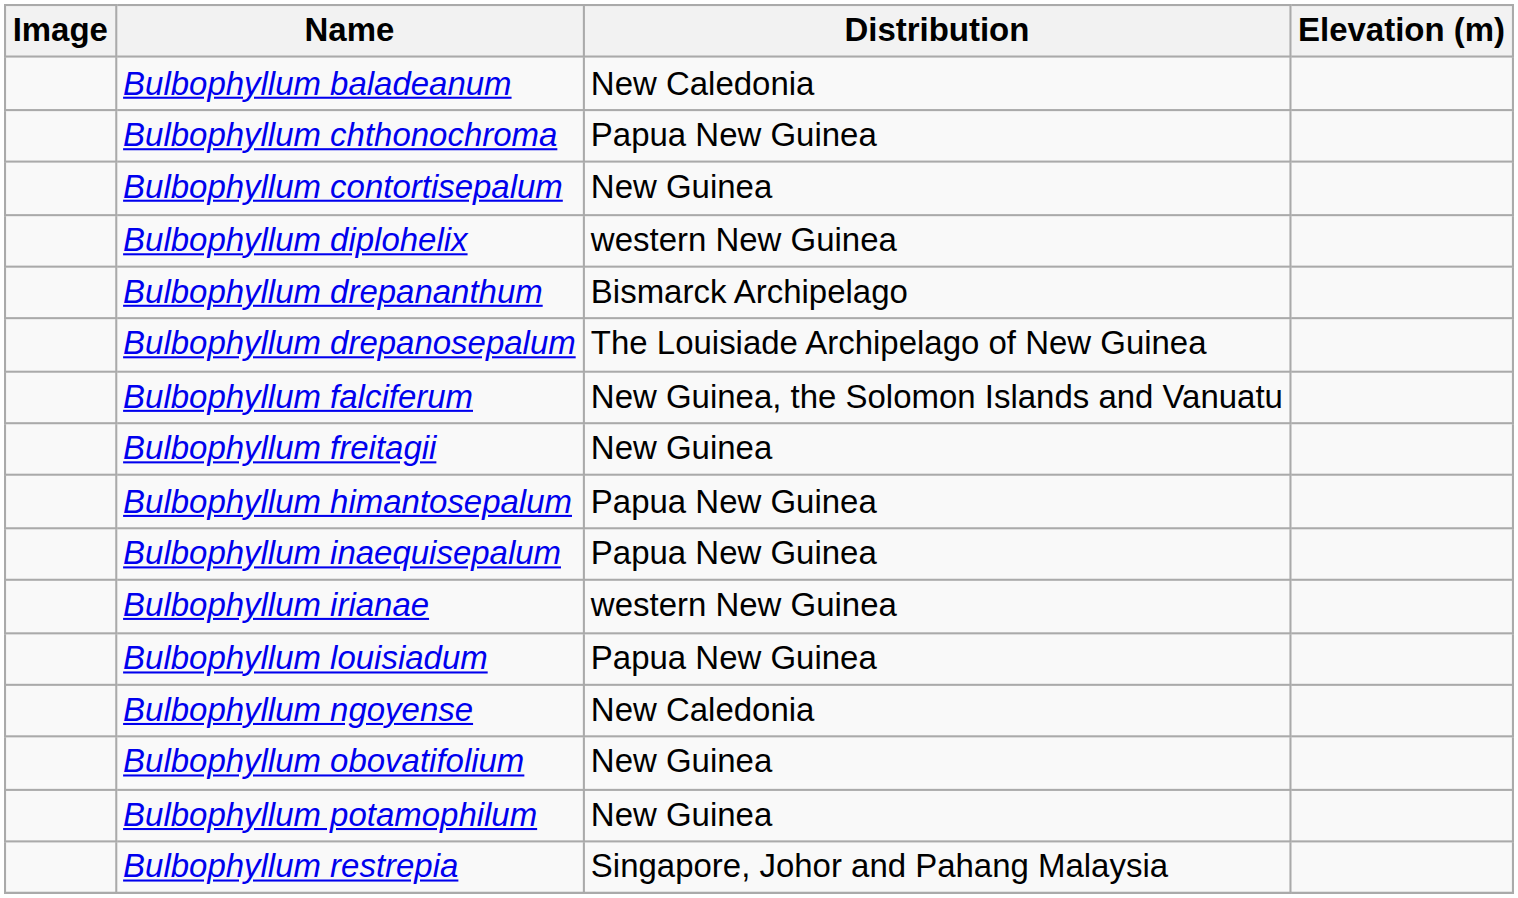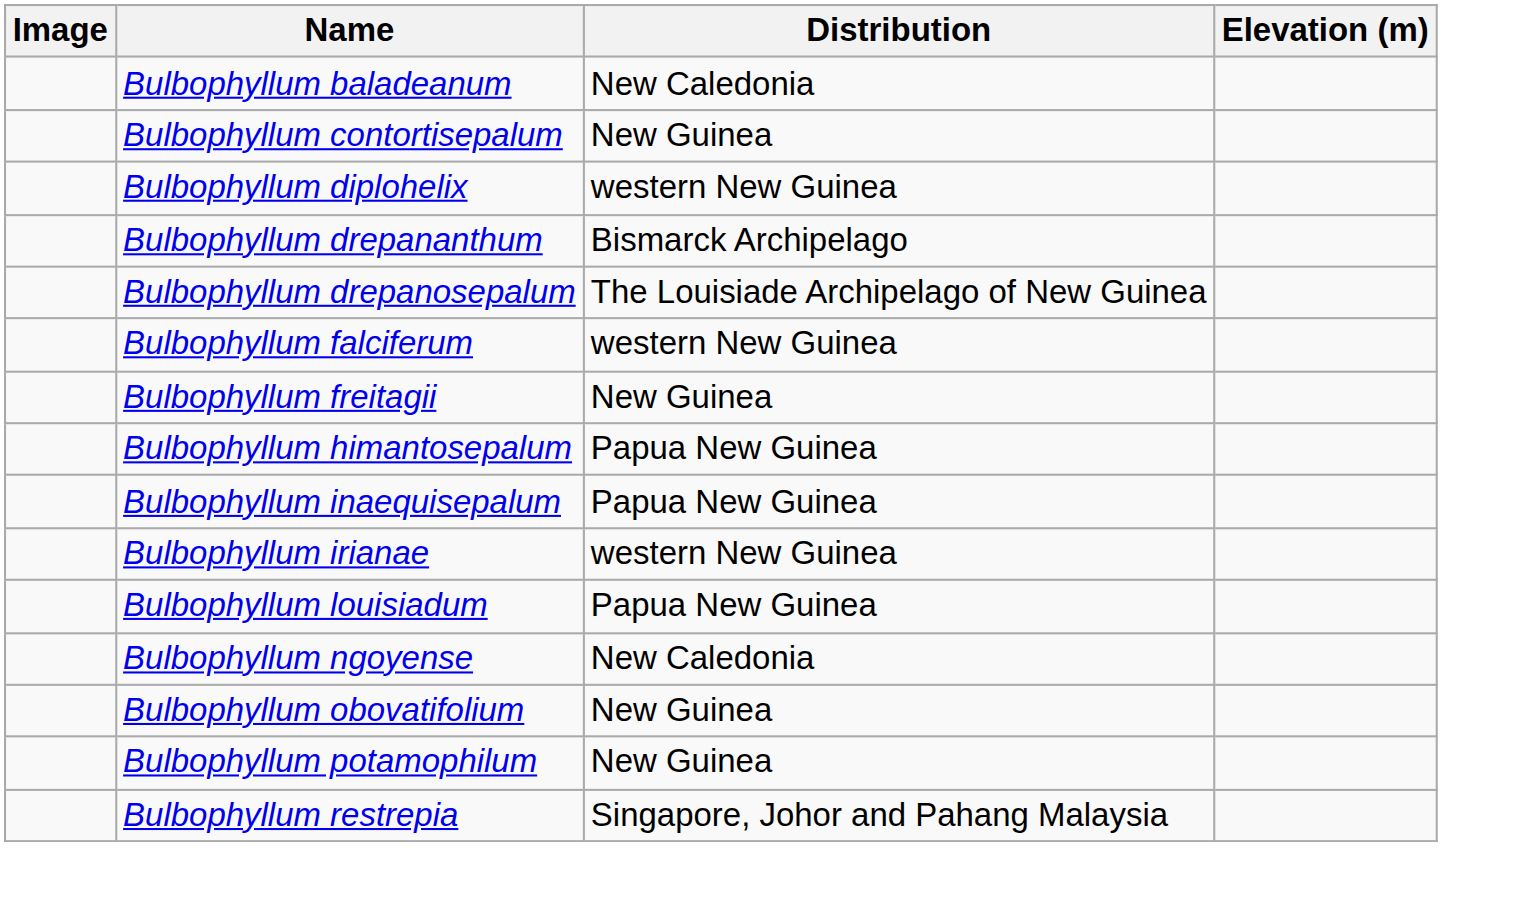- row: (340, 135)
(937, 396) New Guinea, the Solomon Islands and Vanuatu -> (744, 344) western New Guinea
